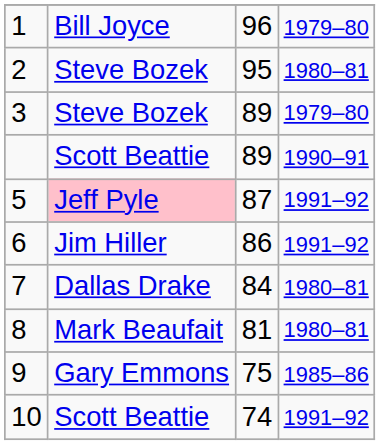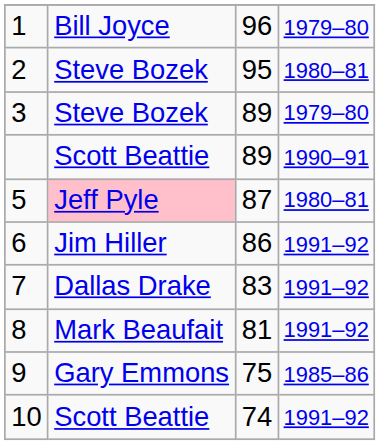(326, 200) 1991–92 -> (326, 200) 1980–81
(257, 286) 84 -> (257, 286) 83
(326, 287) 1980–81 -> (326, 287) 1991–92
(326, 330) 1980–81 -> (326, 330) 1991–92
